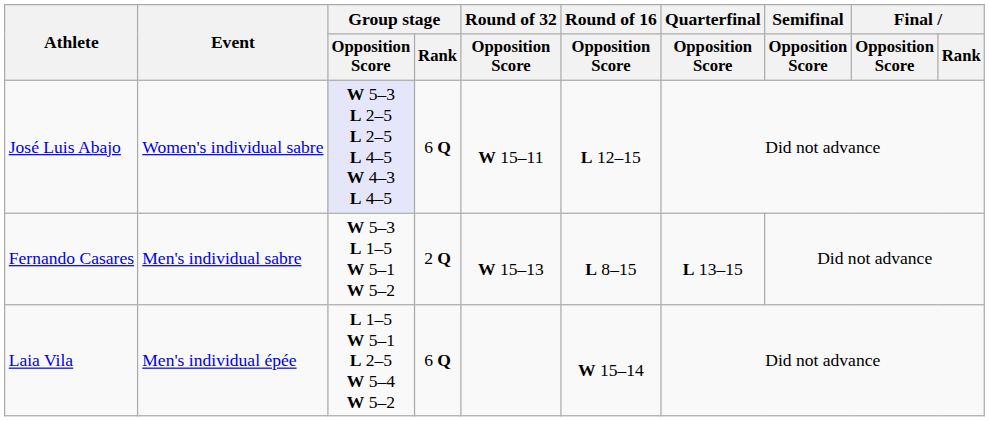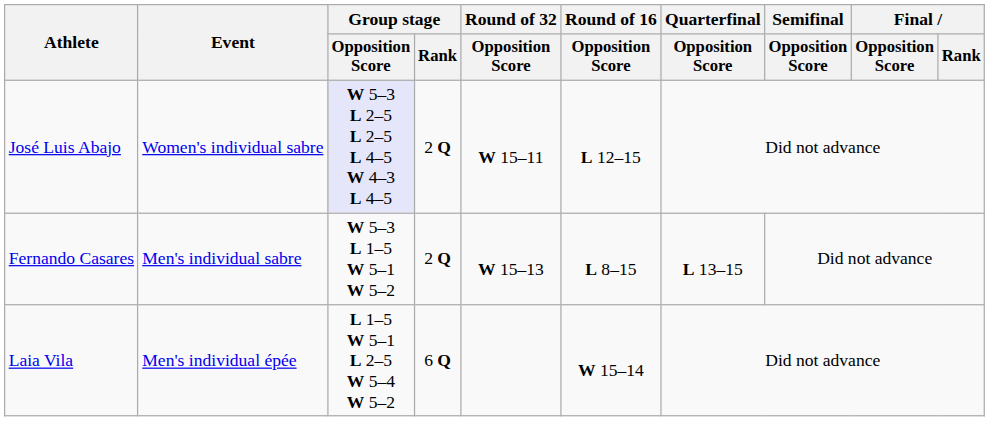(438, 147) 6 Q -> (438, 147) 2 Q
